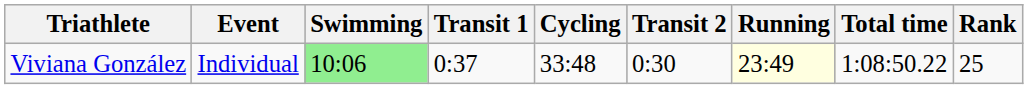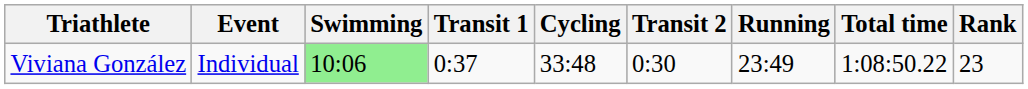(766, 63) lightyellow background -> (766, 63) no background
(971, 63) 25 -> (971, 63) 23
